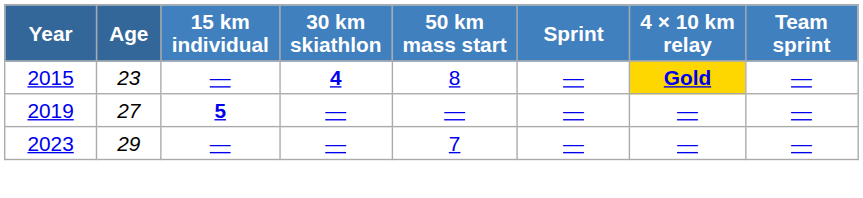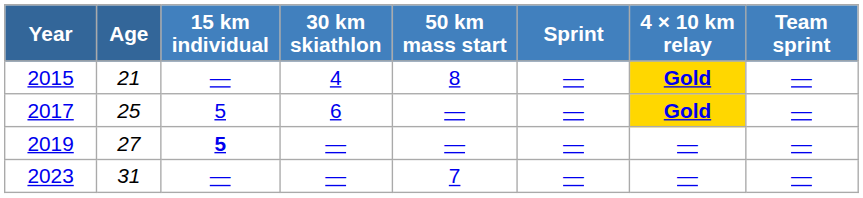(129, 78) 23 -> (129, 78) 21
(336, 78) bold -> (336, 78) normal
+ row: (51, 111)
(129, 144) 29 -> (129, 177) 31
